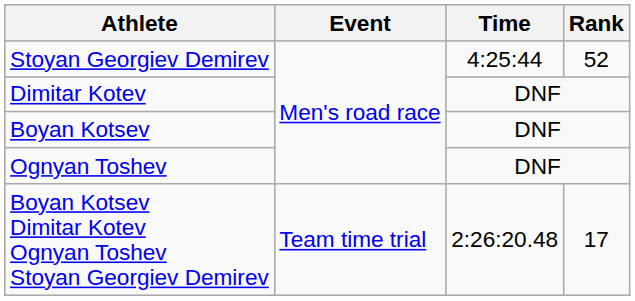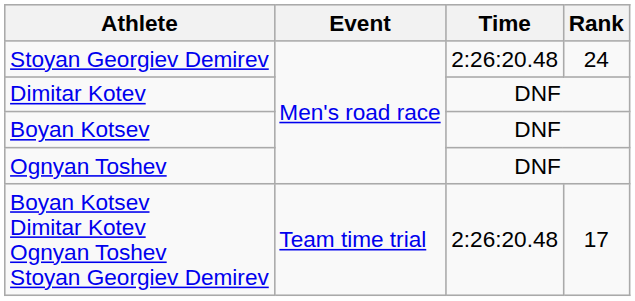(505, 59) 4:25:44 -> (505, 59) 2:26:20.48
(596, 59) 52 -> (596, 59) 24
